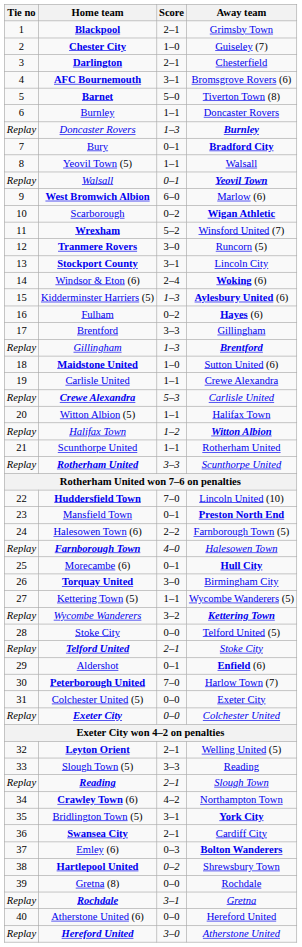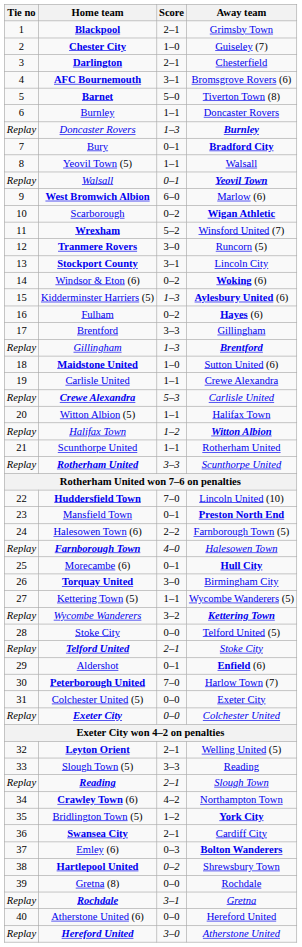(172, 280) 2–4 -> (172, 280) 0–2
(172, 816) 3–1 -> (172, 816) 1–2
